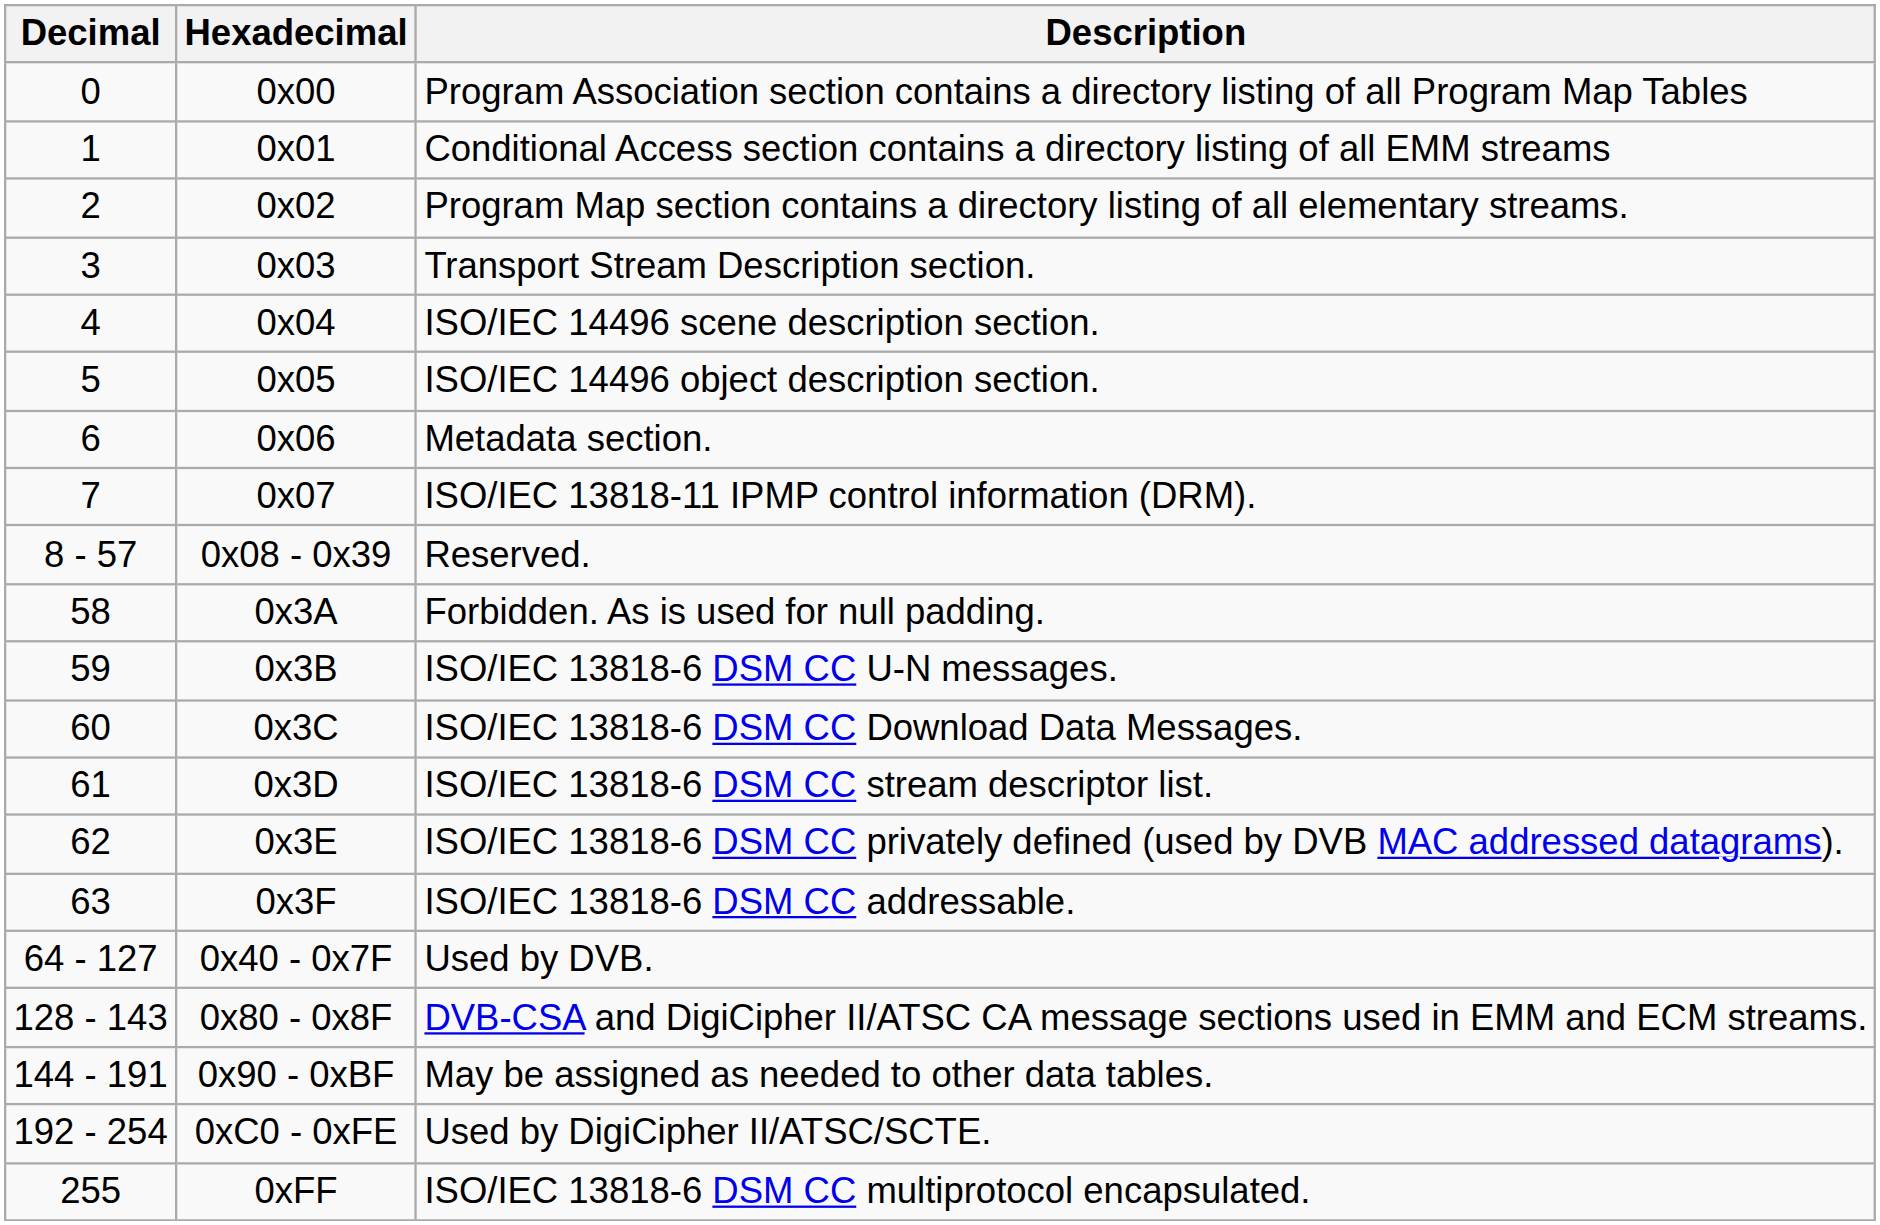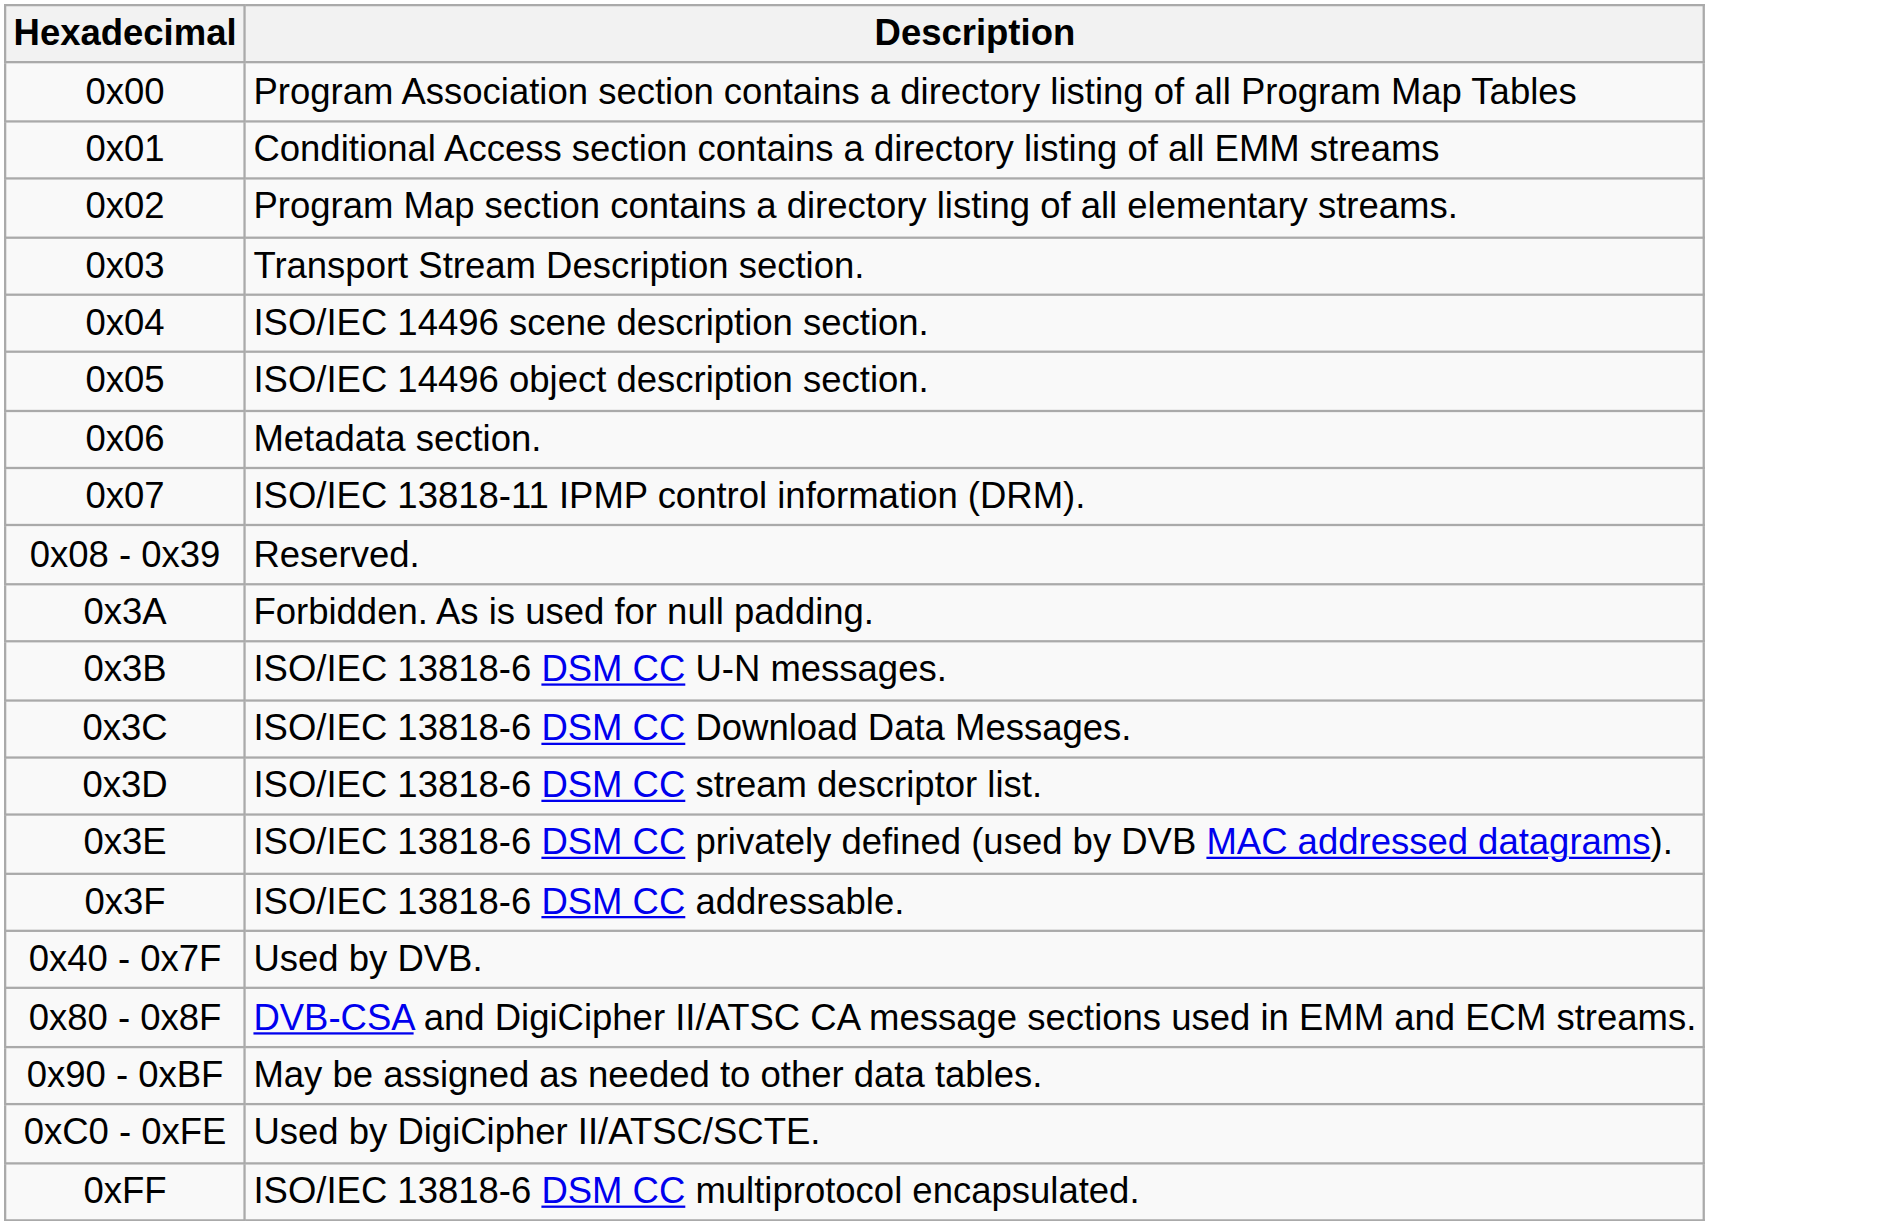- column: (91, 33)
